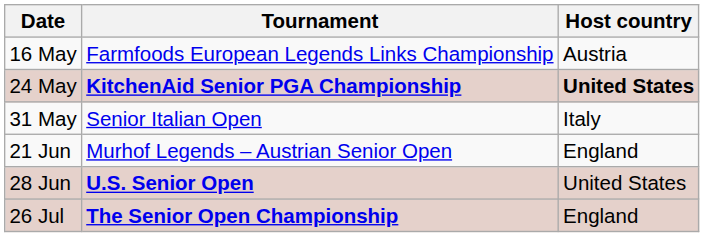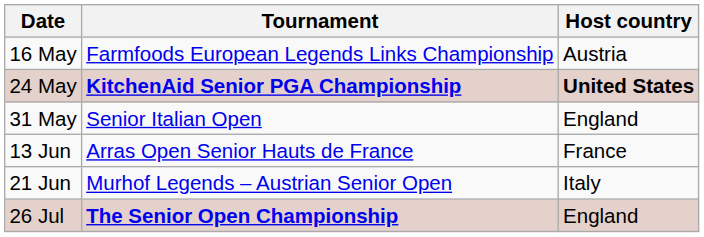(582, 119) Italy -> (601, 119) England
+ row: (40, 151)
(601, 151) England -> (582, 184) Italy
- row: (40, 184)
